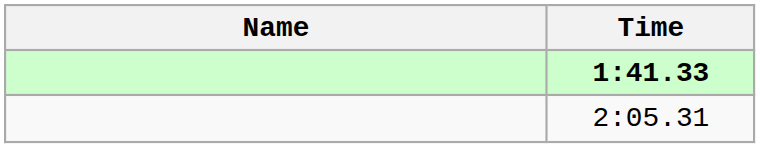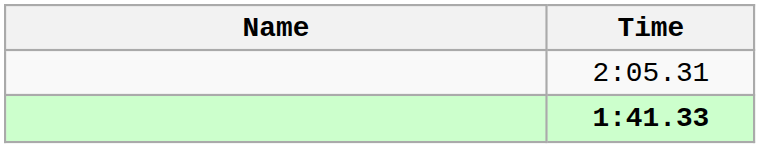rows swapped: (651, 73) <-> (651, 118)
